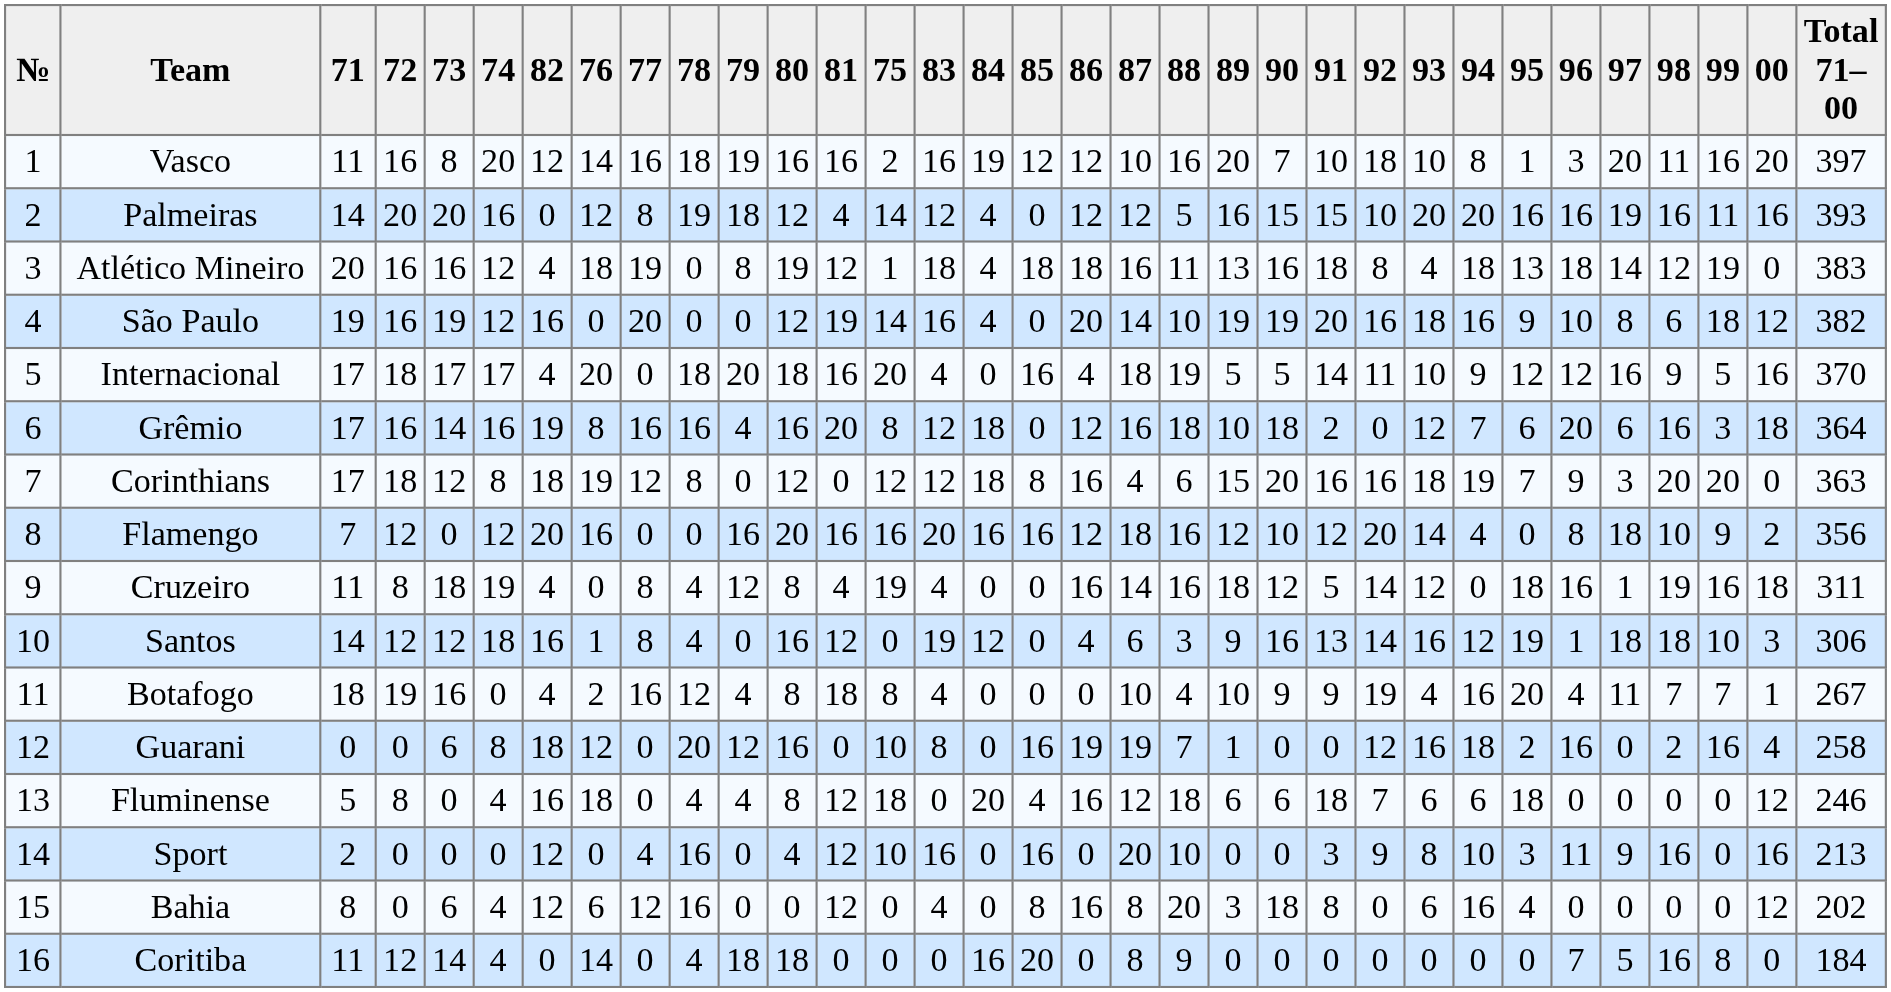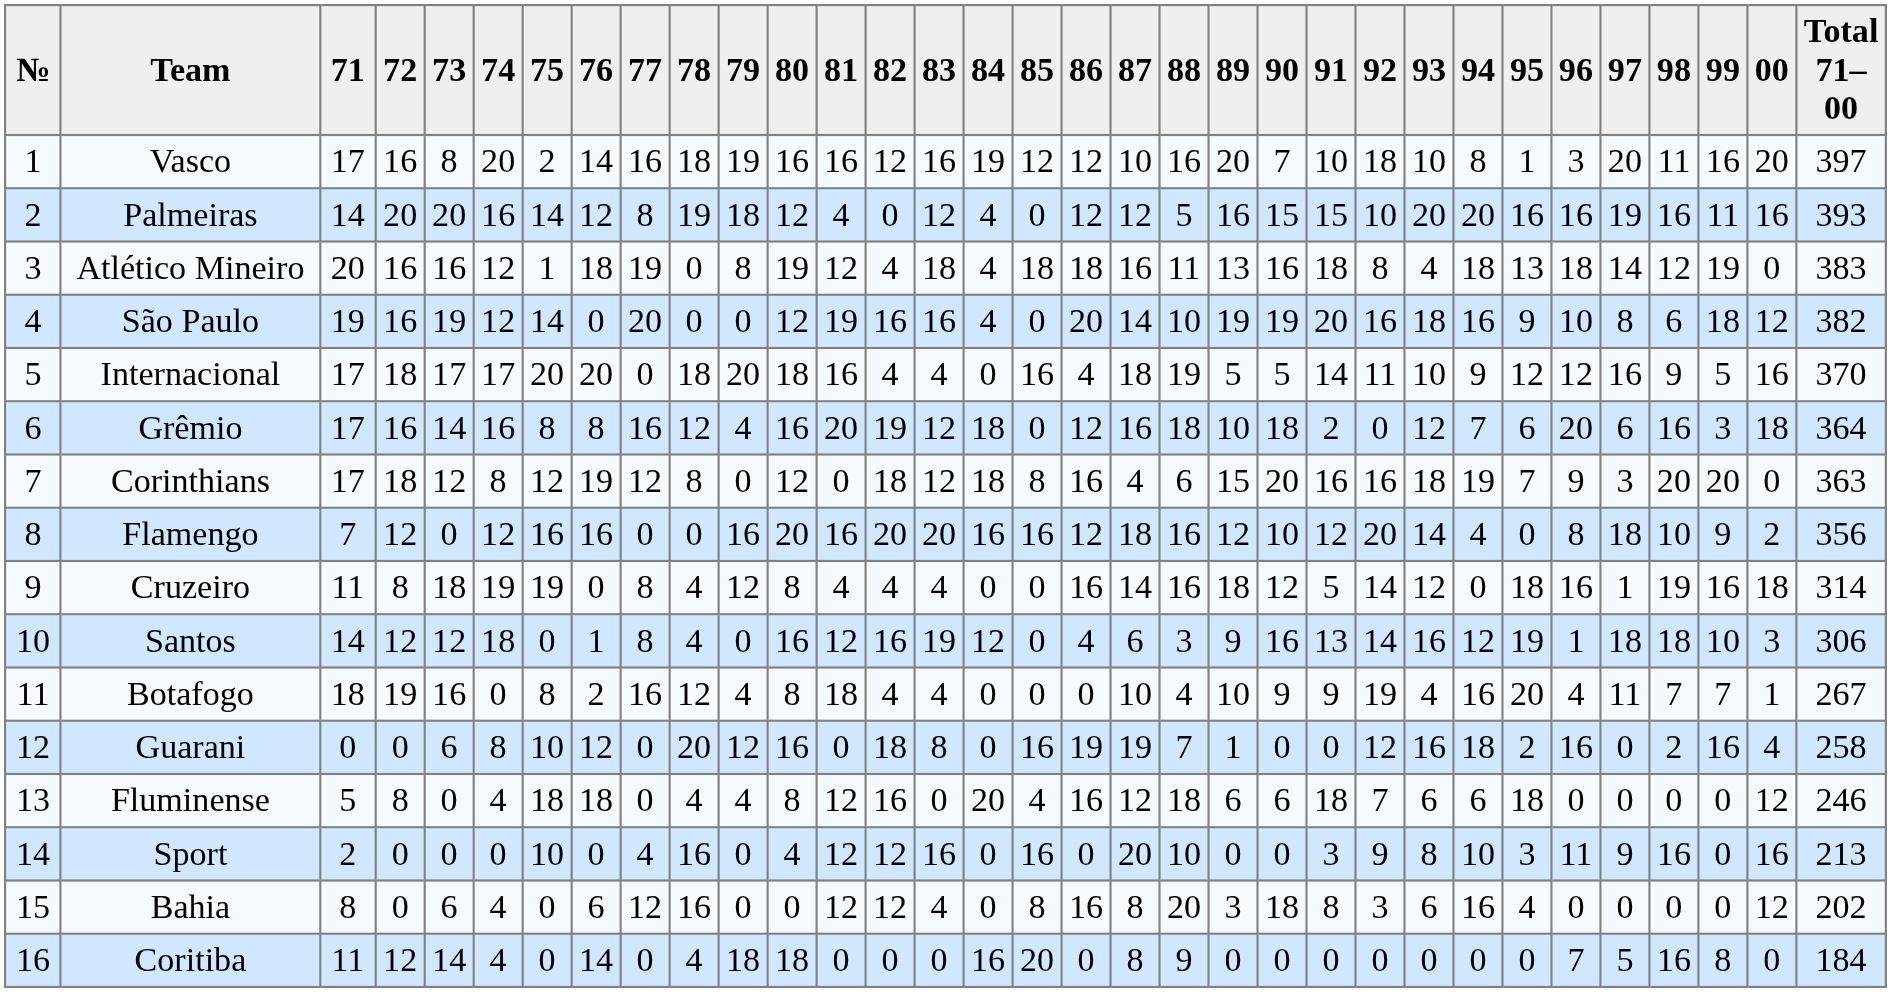columns swapped: (890, 69) <-> (547, 69)
(348, 161) 11 -> (348, 161) 17
(694, 427) 16 -> (694, 427) 12
(1841, 587) 311 -> (1841, 587) 314
(1380, 906) 0 -> (1380, 906) 3
